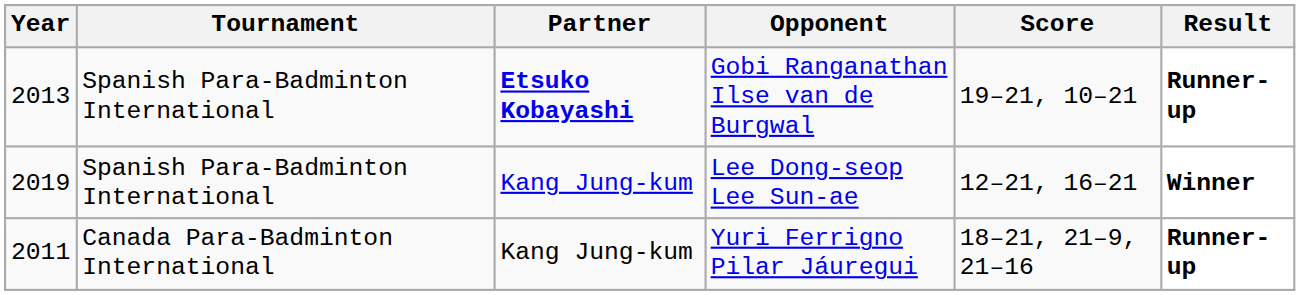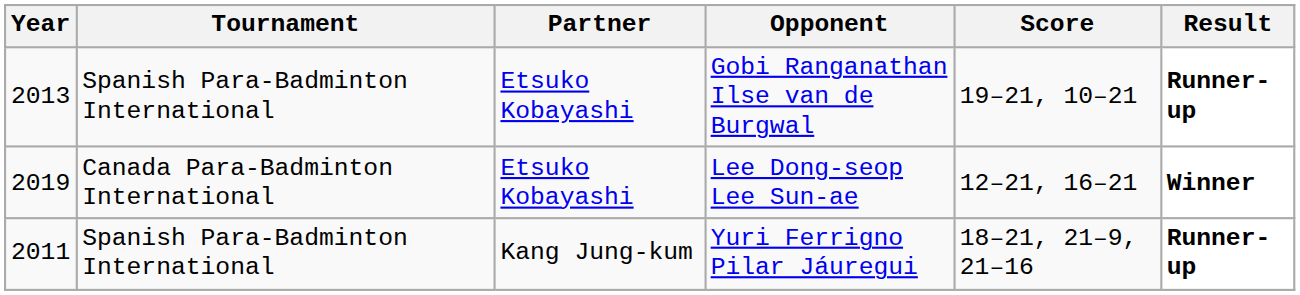(567, 96) bold -> (567, 96) normal
(245, 182) Spanish Para-Badminton International -> (238, 182) Canada Para-Badminton International
(597, 182) Kang Jung-kum -> (567, 182) Etsuko Kobayashi
(238, 253) Canada Para-Badminton International -> (245, 253) Spanish Para-Badminton International
